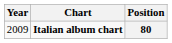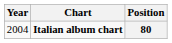(18, 30) 2009 -> (18, 30) 2004
